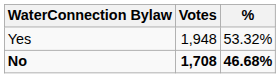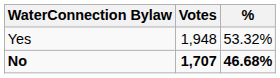(199, 61) 1,708 -> (199, 61) 1,707
